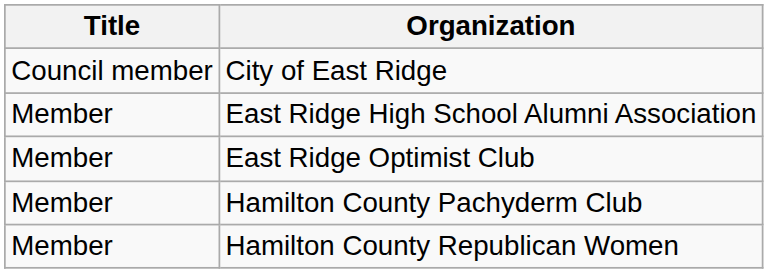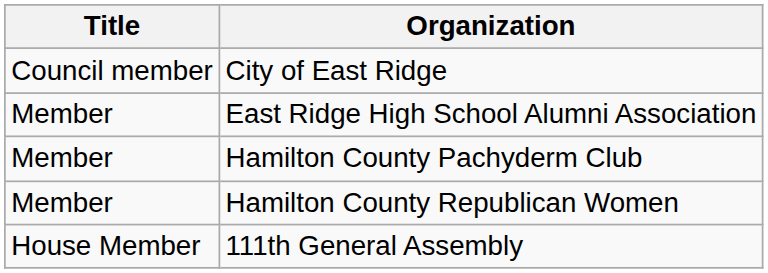- row: (380, 158)
+ row: (374, 245)
